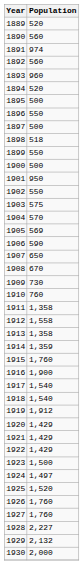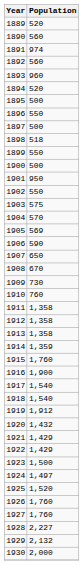(41, 321) 1,558 -> (41, 321) 1,358
(41, 424) 1,429 -> (41, 424) 1,432
